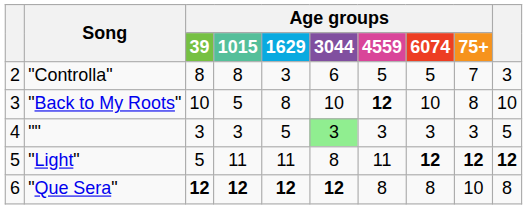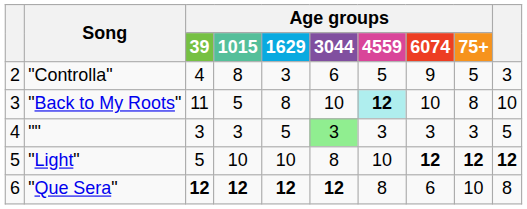(200, 75) 8 -> (200, 75) 4
(430, 75) 5 -> (430, 75) 9
(474, 75) 7 -> (474, 75) 5
(200, 103) 10 -> (200, 103) 11
(382, 103) no background -> (382, 103) paleturquoise background
(238, 160) 11 -> (238, 160) 10
(286, 160) 11 -> (286, 160) 10
(382, 160) 11 -> (382, 160) 10
(430, 189) 8 -> (430, 189) 6
